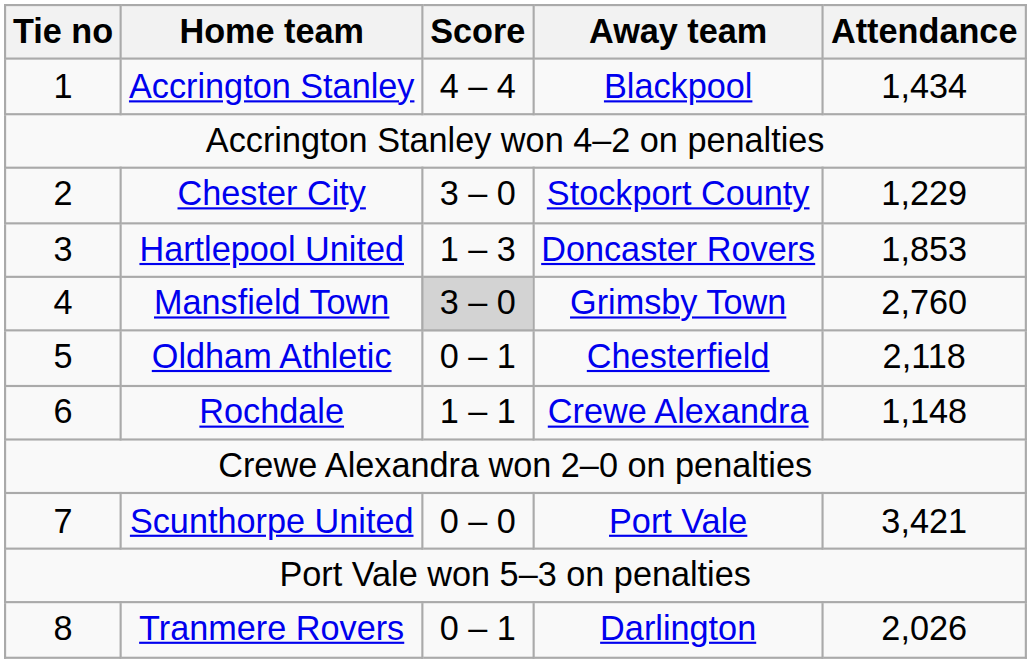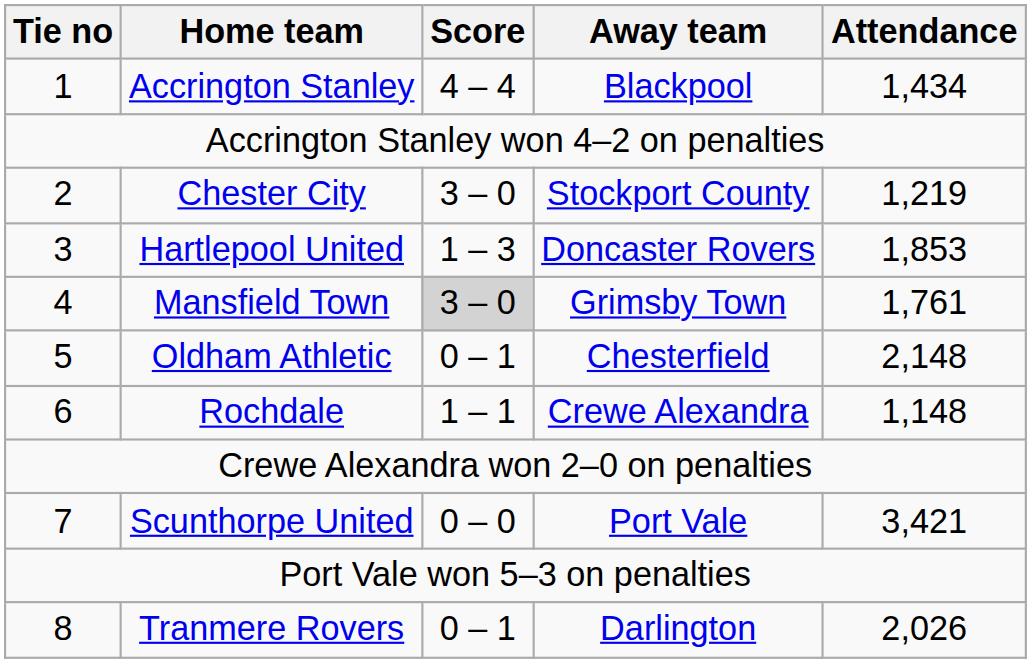(924, 194) 1,229 -> (924, 194) 1,219
(924, 303) 2,760 -> (924, 303) 1,761
(924, 357) 2,118 -> (924, 357) 2,148
